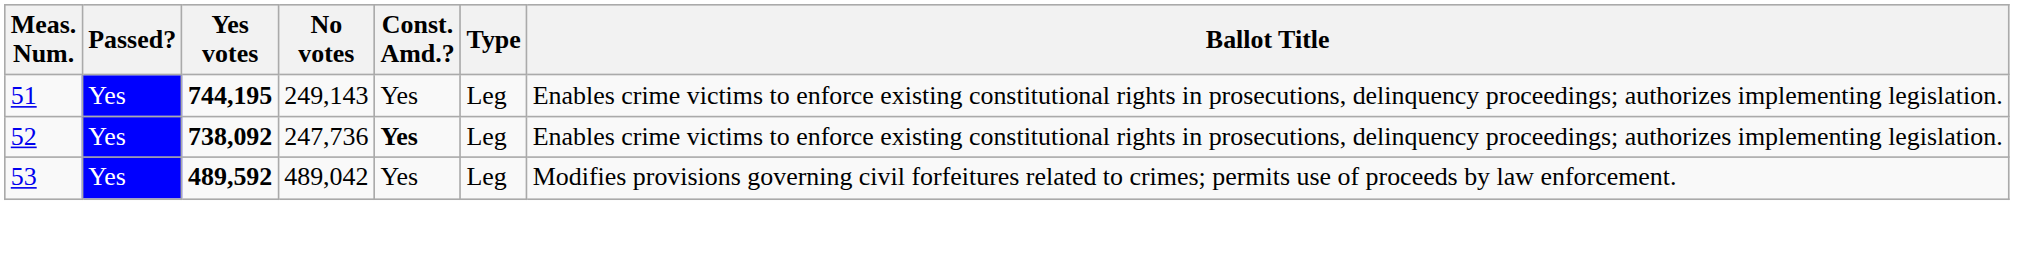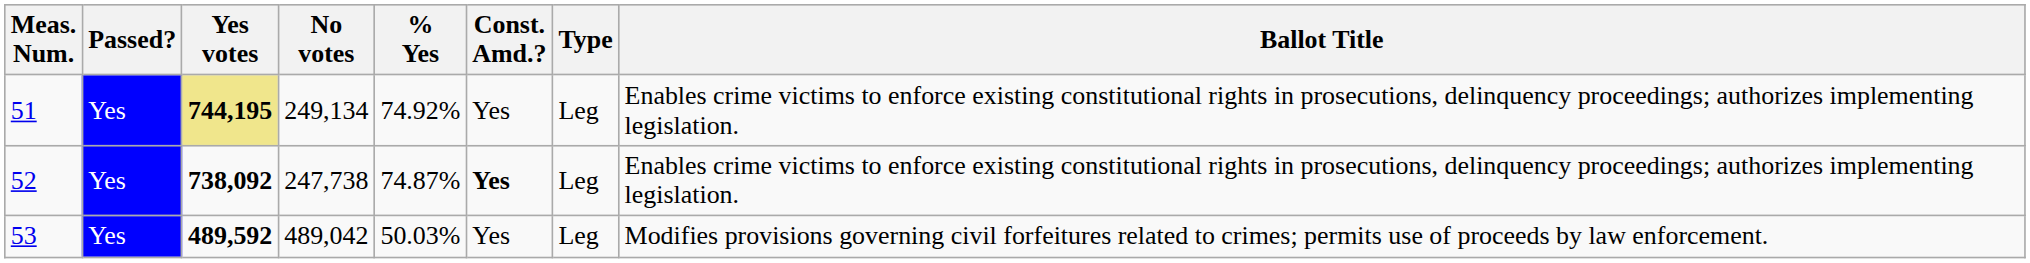+ column: (420, 39)
(230, 95) no background -> (230, 109) khaki background
(326, 95) 249,143 -> (326, 109) 249,134
(326, 136) 247,736 -> (326, 180) 247,738
